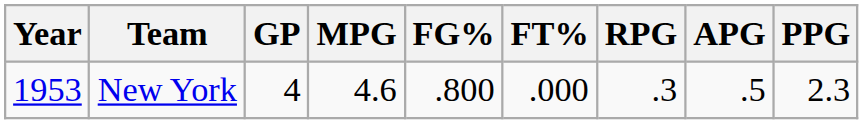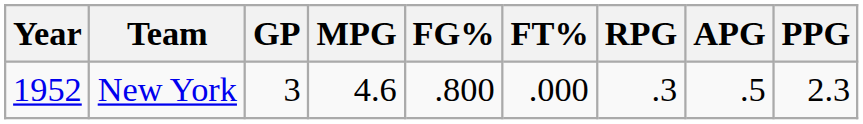(47, 89) 1953 -> (47, 89) 1952
(292, 89) 4 -> (292, 89) 3
